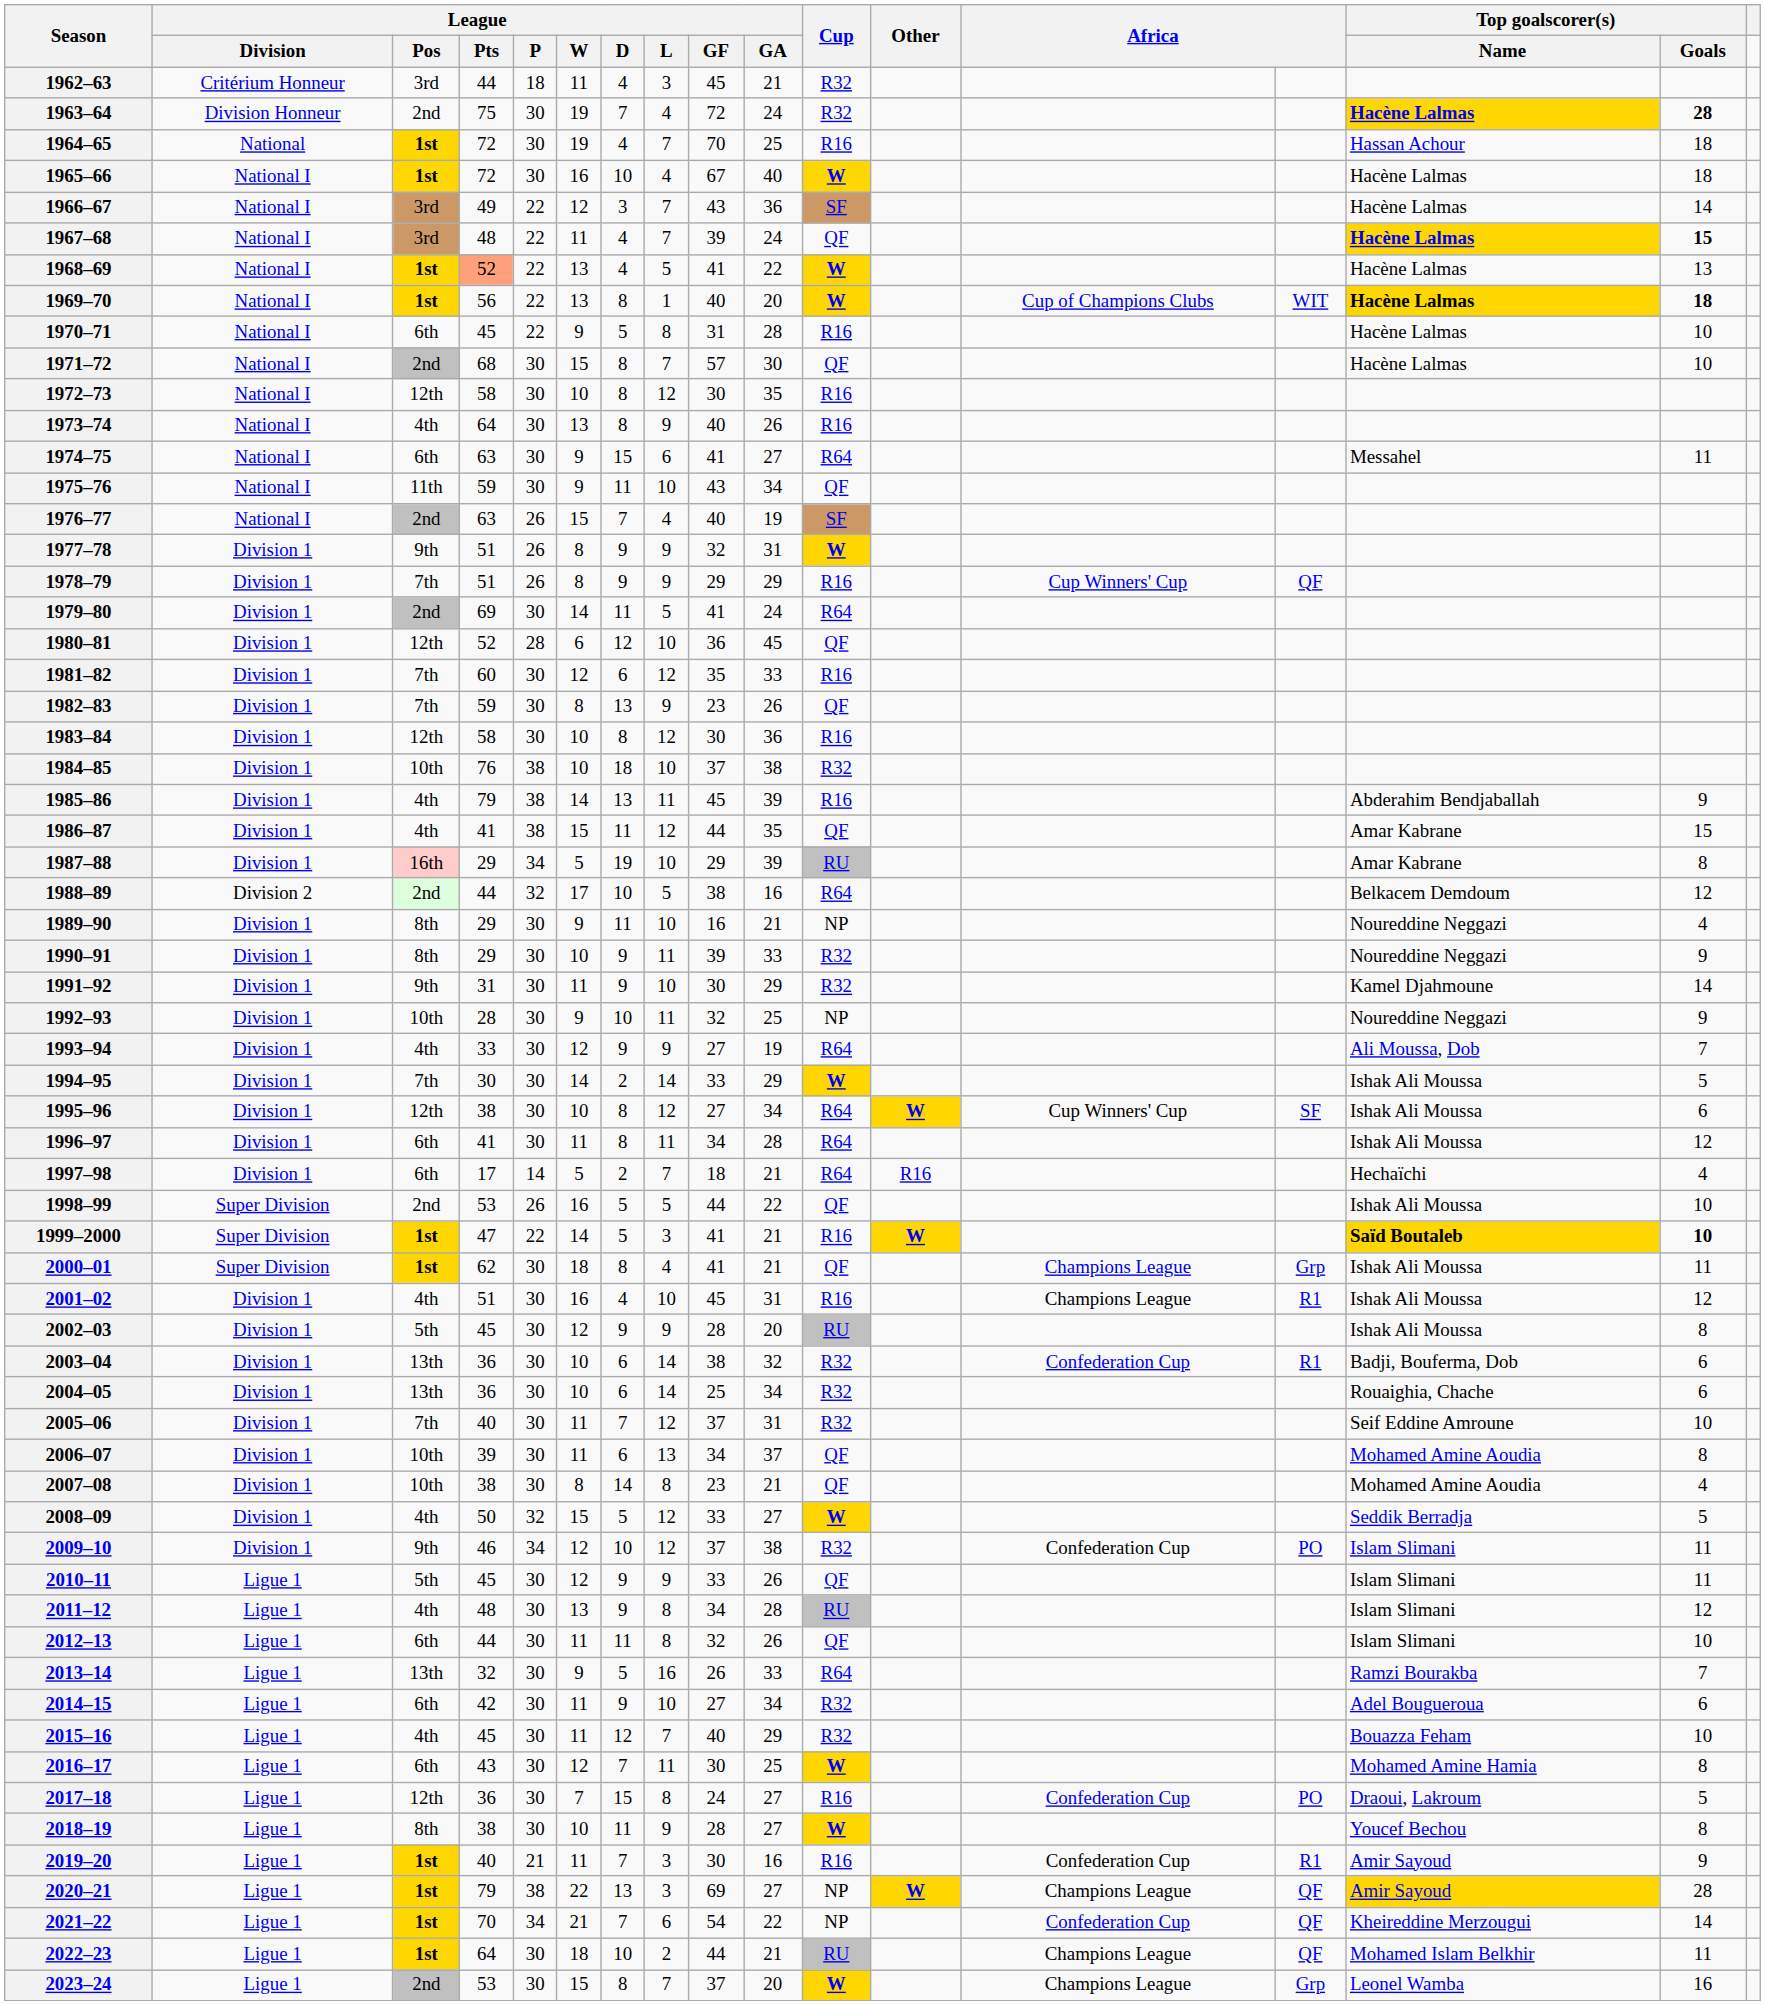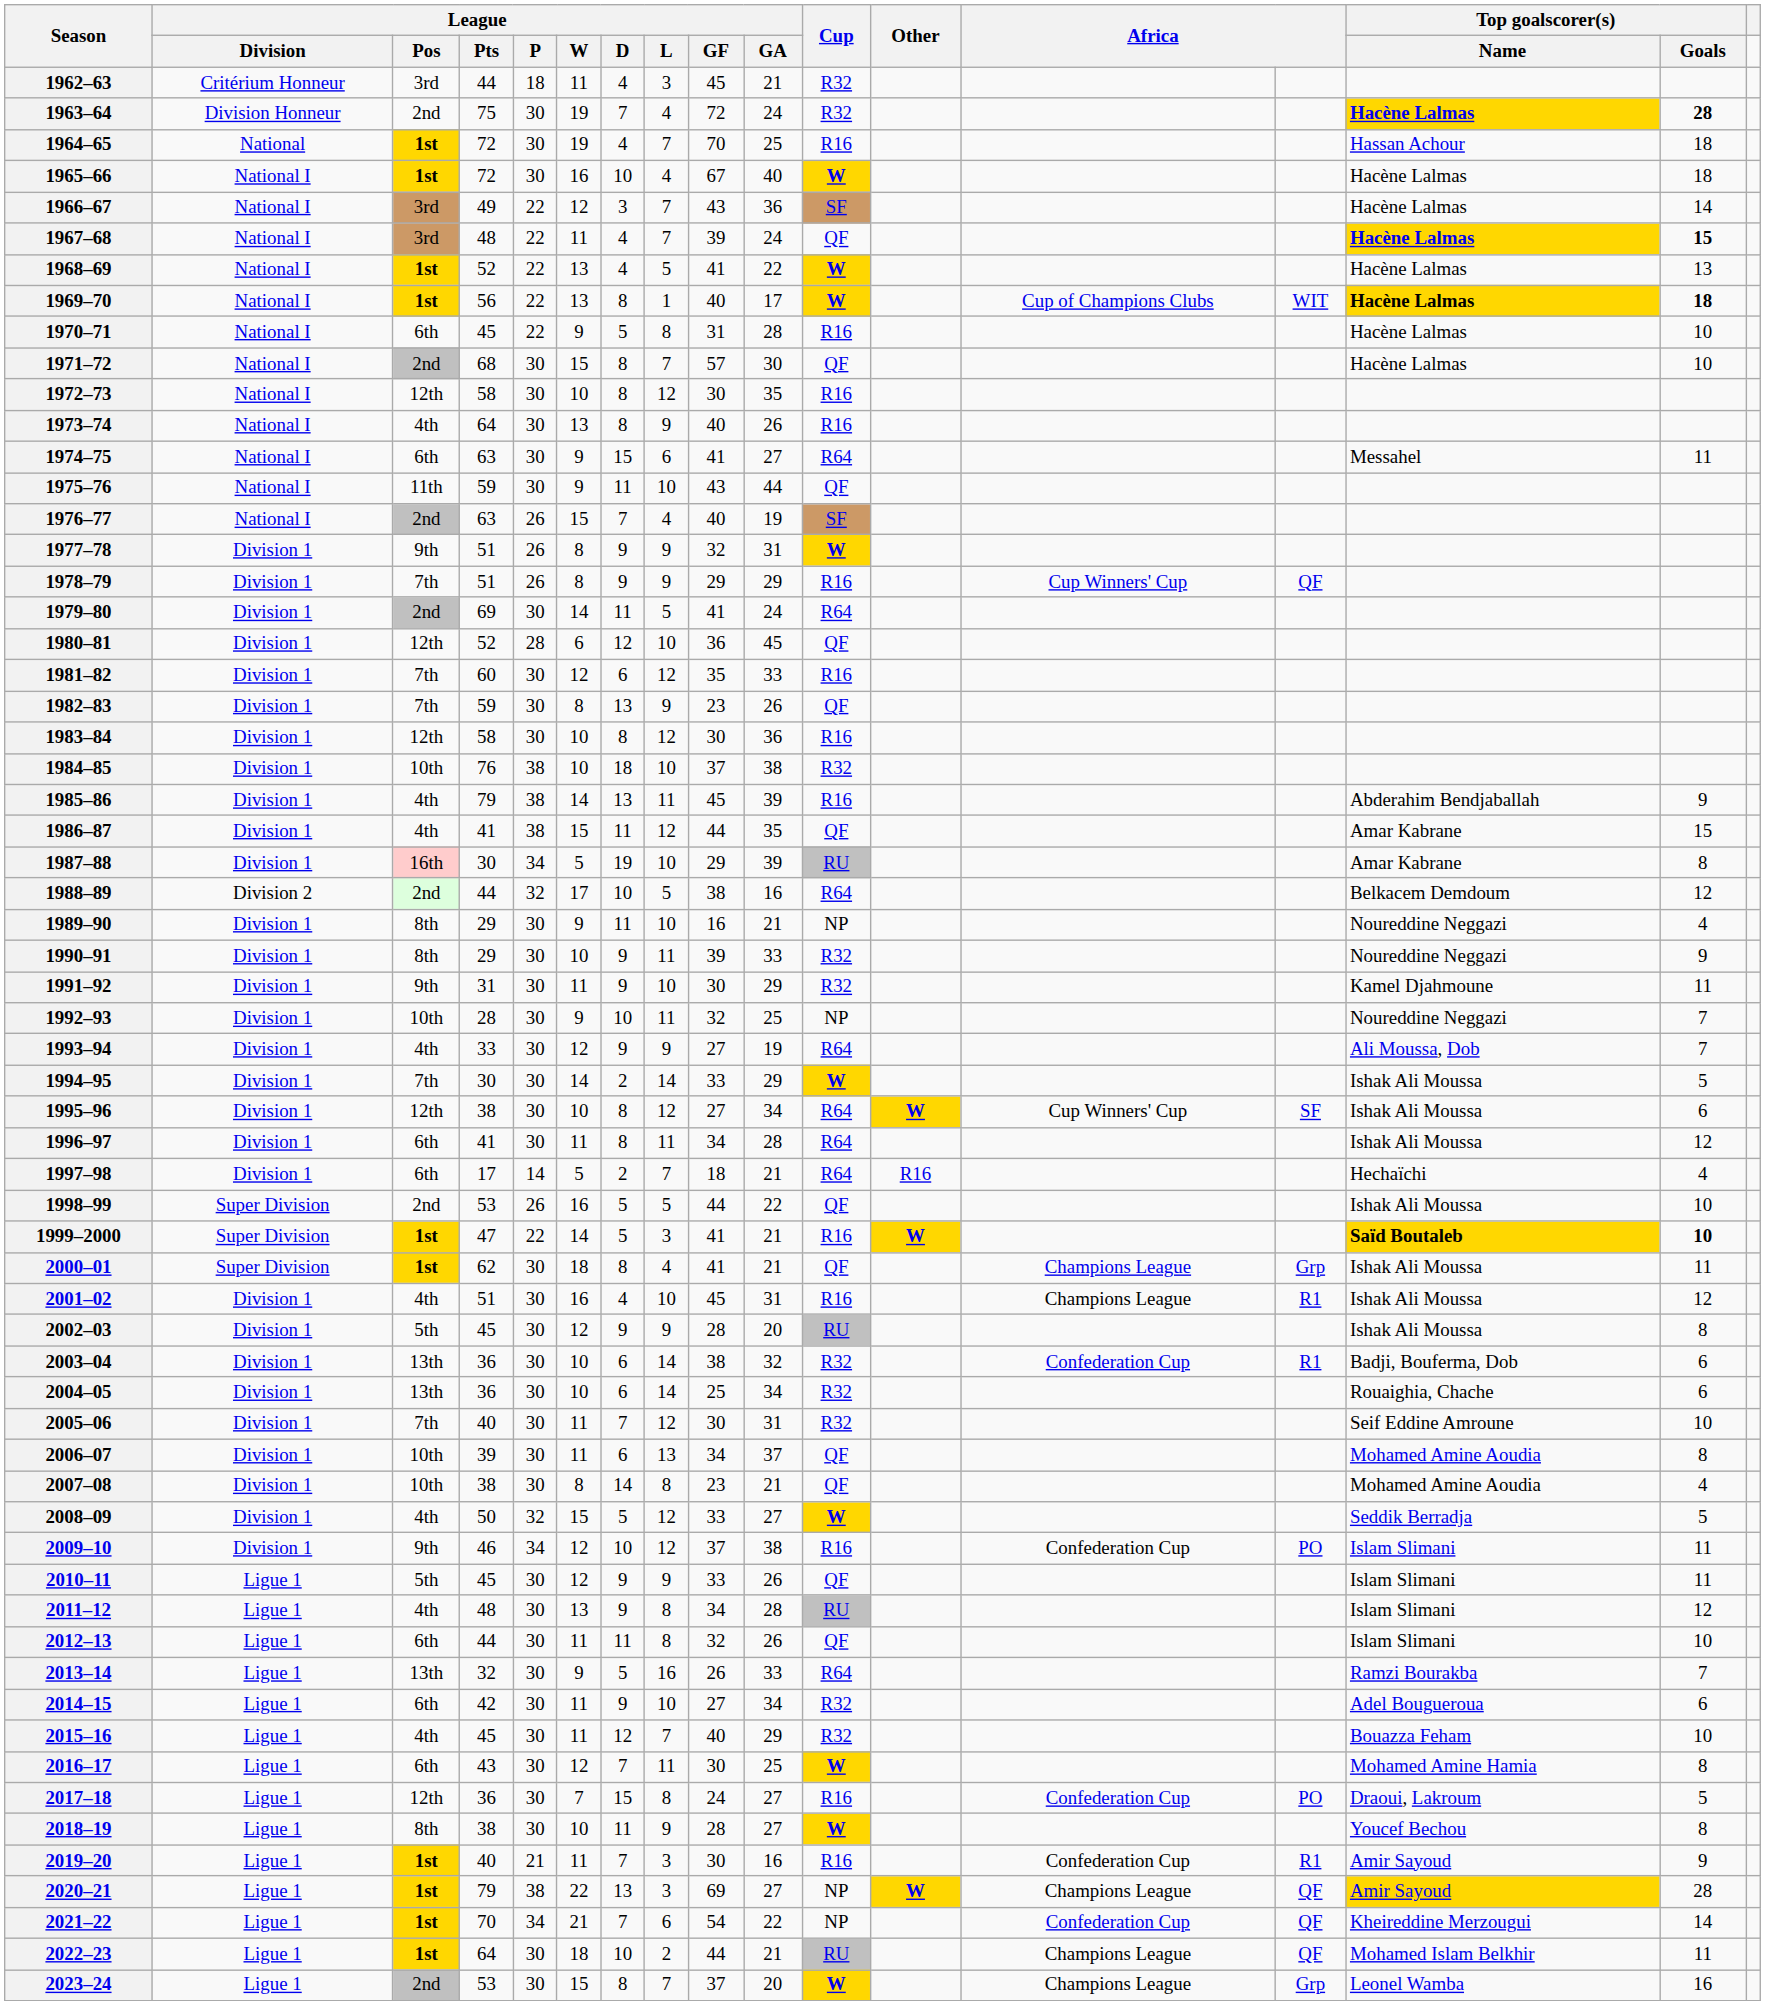(487, 269) lightsalmon background -> (487, 269) no background
(773, 300) 20 -> (773, 300) 17
(773, 487) 34 -> (773, 487) 44
(487, 861) 29 -> (487, 861) 30
(1703, 986) 14 -> (1703, 986) 11
(1703, 1017) 9 -> (1703, 1017) 7
(716, 1423) 37 -> (716, 1423) 30
(836, 1547) R32 -> (836, 1547) R16
